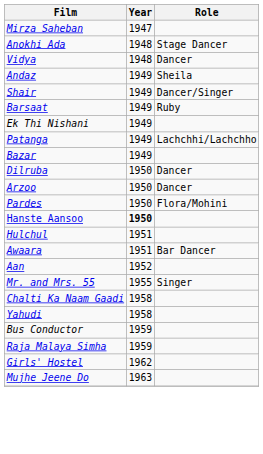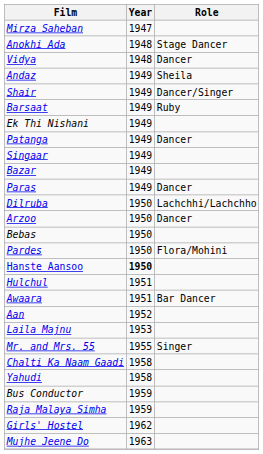(207, 139) Lachchhi/Lachchho -> (174, 139) Dancer
+ row: (27, 155)
+ row: (21, 187)
(174, 171) Dancer -> (207, 203) Lachchhi/Lachchho
+ row: (21, 235)
+ row: (39, 330)
